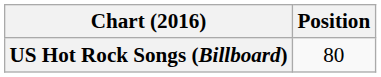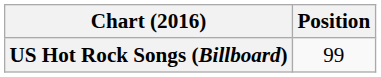(334, 54) 80 -> (334, 54) 99
